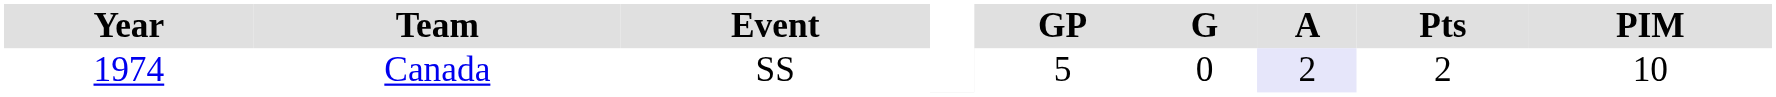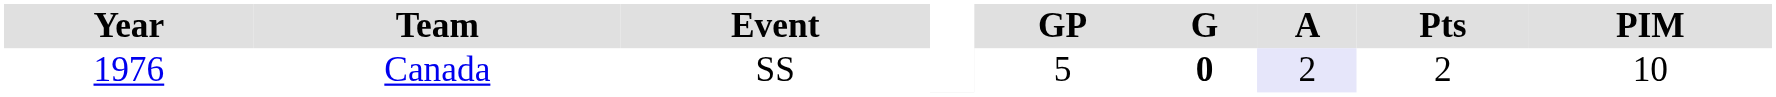(129, 69) 1974 -> (129, 69) 1976
(1205, 69) normal -> (1205, 69) bold
